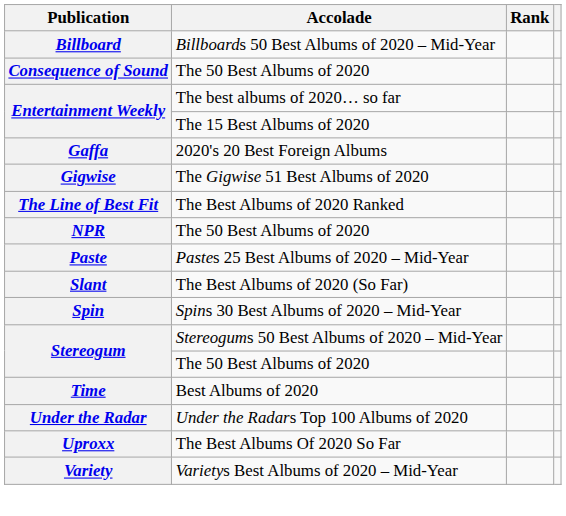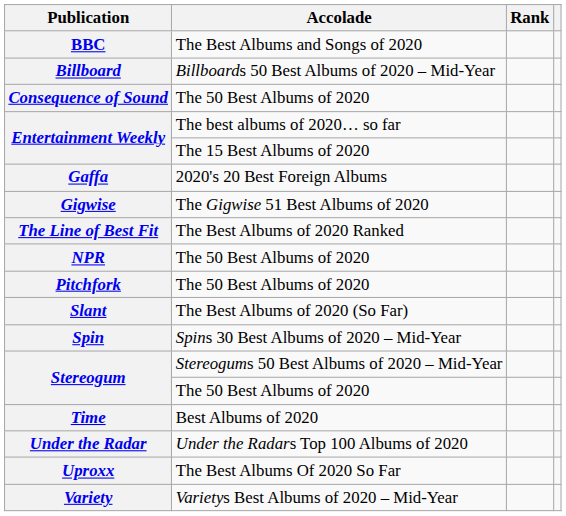+ row: (88, 44)
- row: (88, 257)
+ row: (88, 284)
